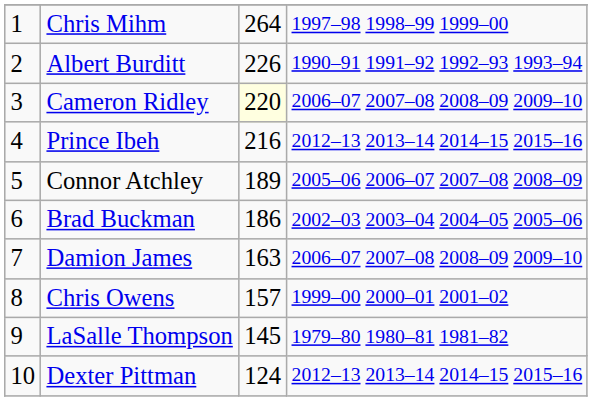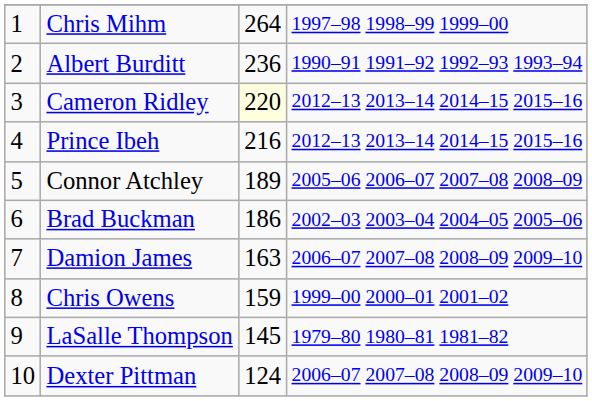(263, 63) 226 -> (263, 63) 236
(437, 102) 2006–07 2007–08 2008–09 2009–10 -> (437, 102) 2012–13 2013–14 2014–15 2015–16
(263, 297) 157 -> (263, 297) 159
(437, 375) 2012–13 2013–14 2014–15 2015–16 -> (437, 375) 2006–07 2007–08 2008–09 2009–10
